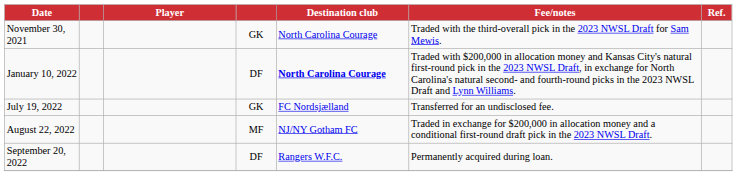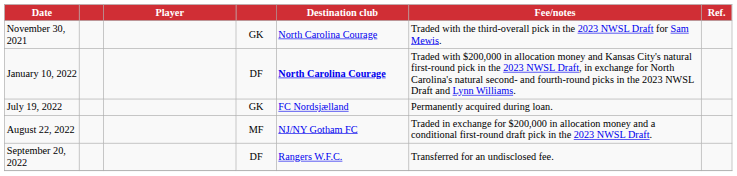(482, 107) Transferred for an undisclosed fee. -> (482, 107) Permanently acquired during loan.
(482, 157) Permanently acquired during loan. -> (482, 157) Transferred for an undisclosed fee.
